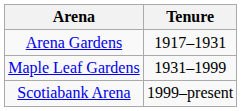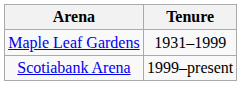- row: (74, 42)
